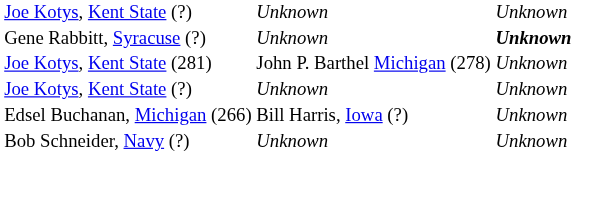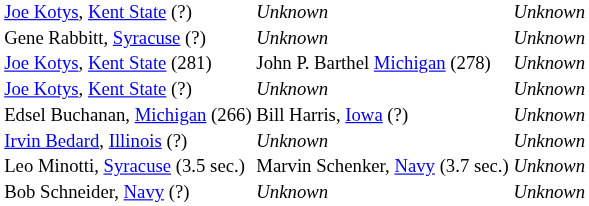(534, 37) bold -> (549, 37) normal
+ row: (96, 140)
+ row: (125, 166)
